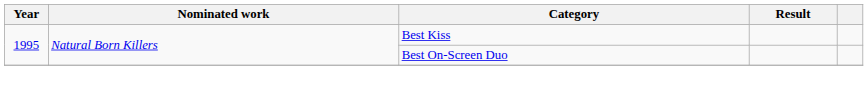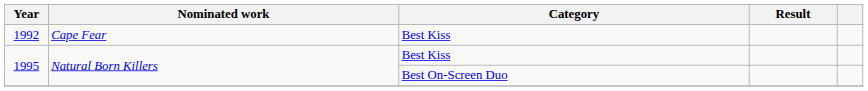+ row: (26, 34)
